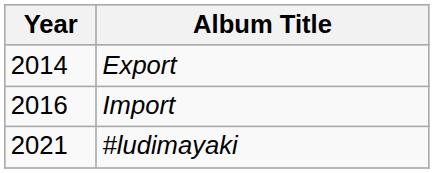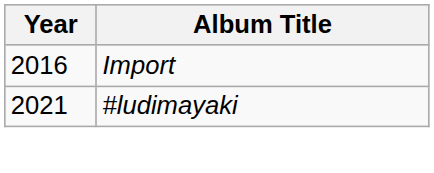- row: (140, 65)
